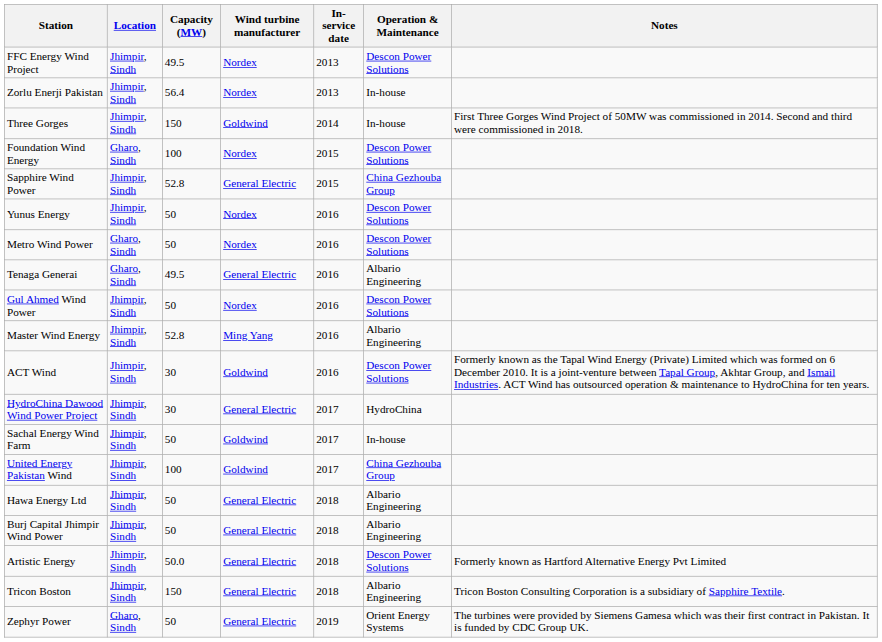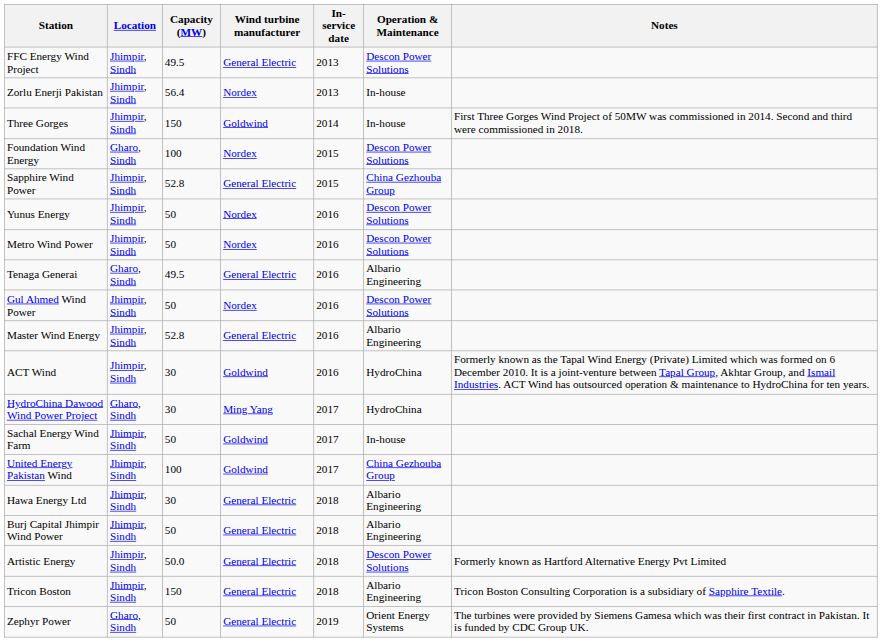(240, 62) Nordex -> (260, 62) General Electric
(125, 244) Gharo, Sindh -> (128, 244) Jhimpir, Sindh
(248, 335) Ming Yang -> (260, 335) General Electric
(399, 372) Descon Power Solutions -> (394, 372) HydroChina
(128, 409) Jhimpir, Sindh -> (125, 409) Gharo, Sindh
(260, 409) General Electric -> (248, 409) Ming Yang
(170, 500) 50 -> (170, 500) 30
